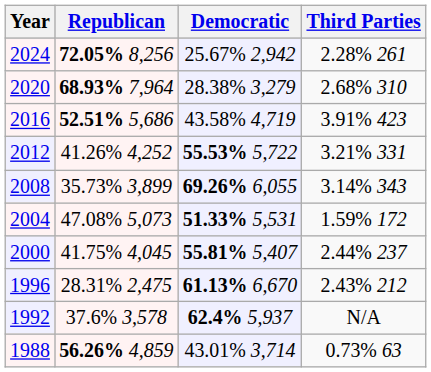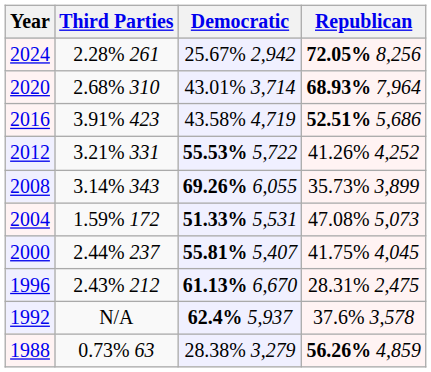columns swapped: (116, 21) <-> (364, 21)
(240, 87) 28.38% 3,279 -> (240, 87) 43.01% 3,714
(240, 350) 43.01% 3,714 -> (240, 350) 28.38% 3,279
